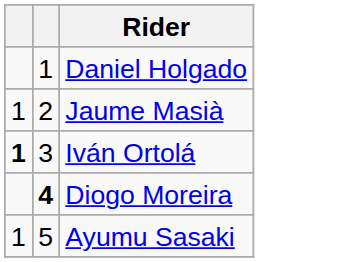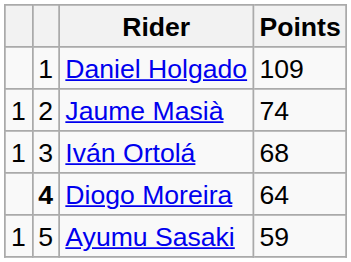+ column: (300, 26)
(18, 152) bold -> (18, 152) normal
